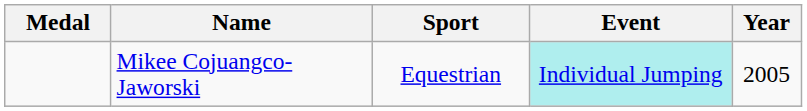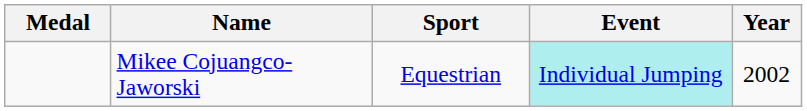(766, 73) 2005 -> (766, 73) 2002
